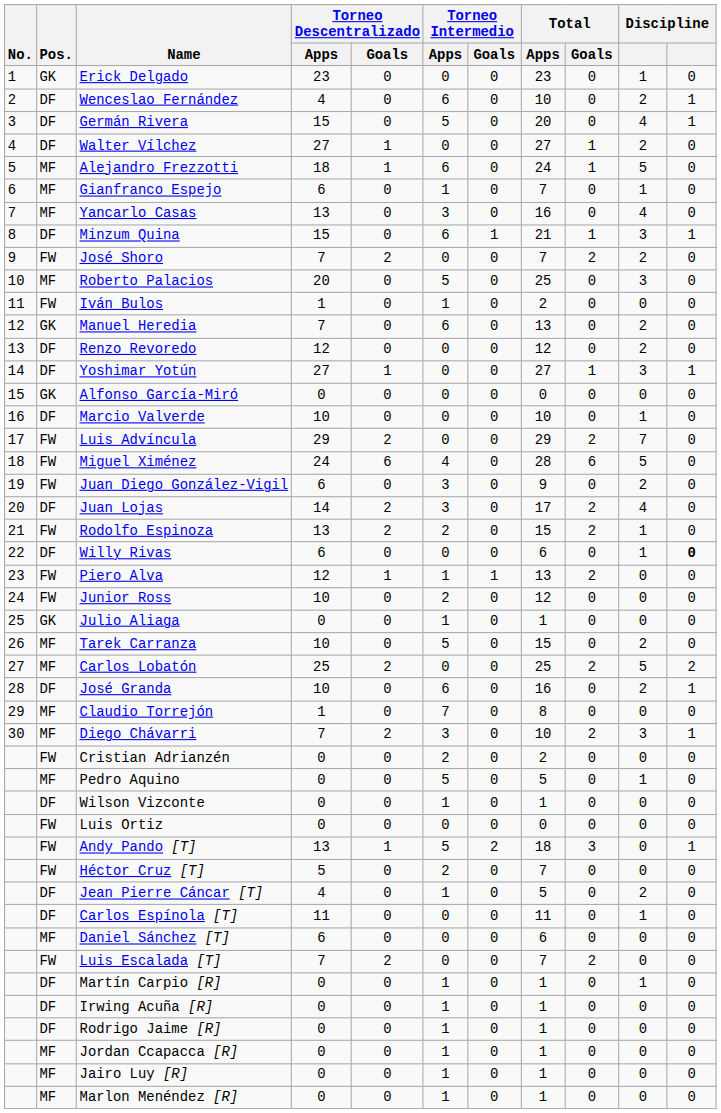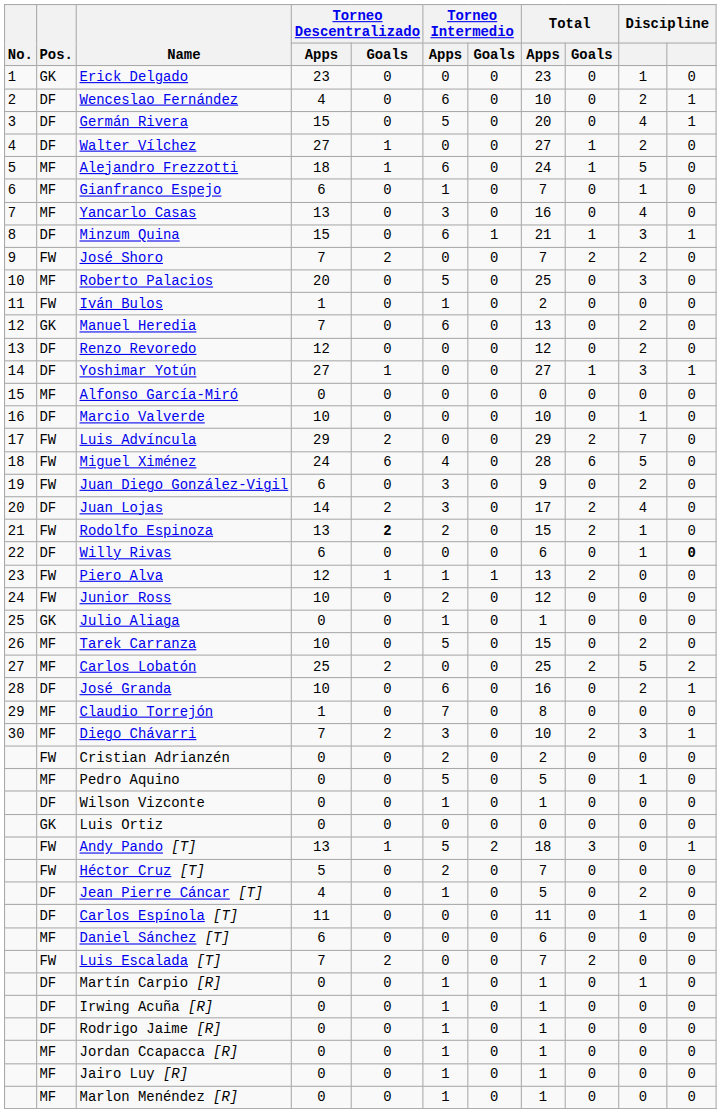(48, 395) GK -> (48, 395) MF
(387, 531) normal -> (387, 531) bold
(48, 825) FW -> (48, 825) GK
